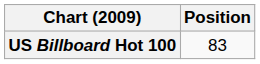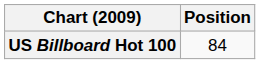(217, 44) 83 -> (217, 44) 84
